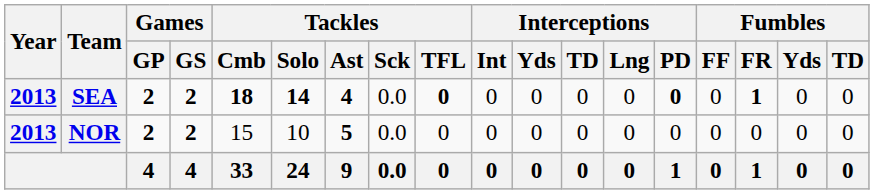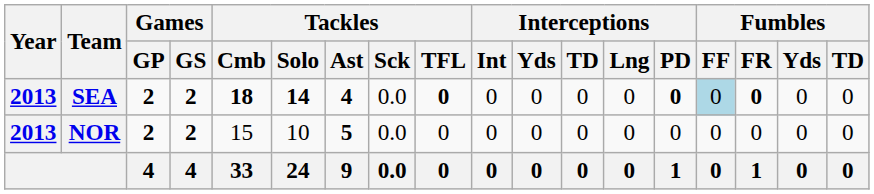(716, 96) no background -> (716, 96) lightblue background
(756, 96) 1 -> (756, 96) 0
